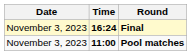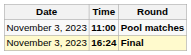rows swapped: (153, 43) <-> (132, 27)
